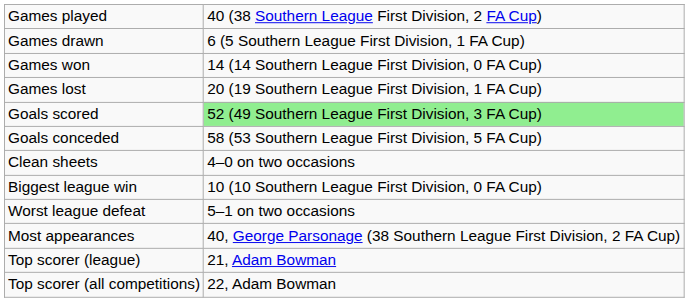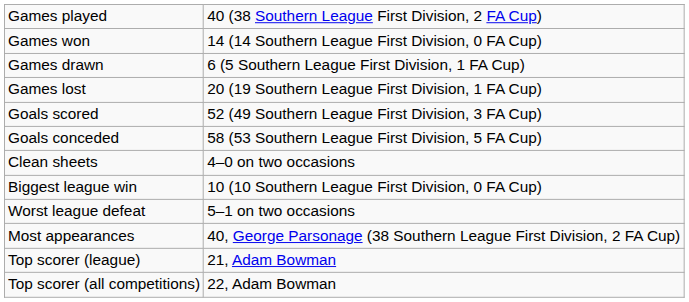rows swapped: (49, 65) <-> (56, 41)
(375, 114) lightgreen background -> (375, 114) no background
